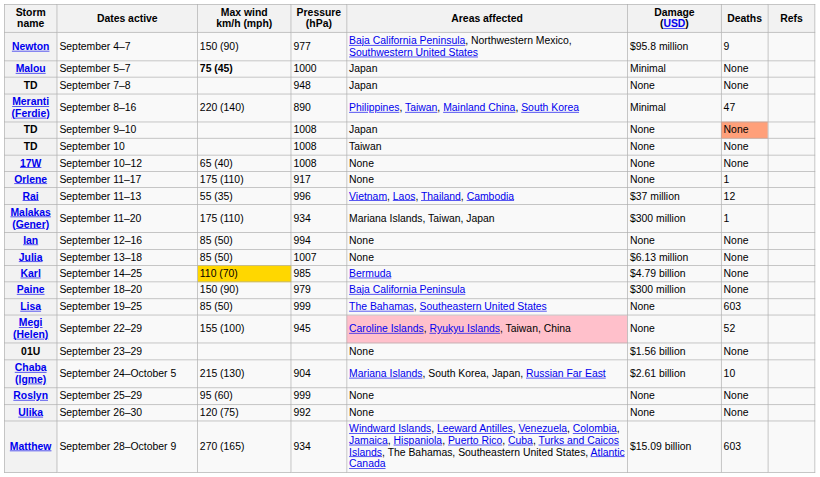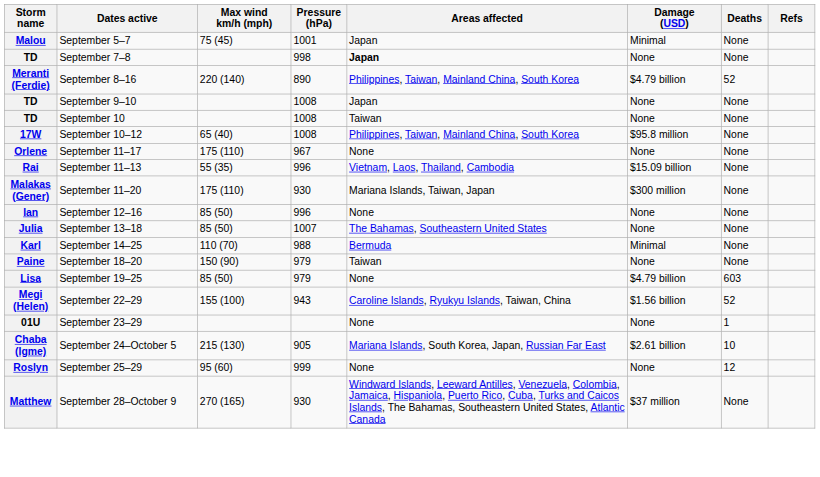- row: (31, 46)
(216, 69) bold -> (216, 40) normal
(305, 69) 1000 -> (305, 40) 1001
(302, 85) 948 -> (302, 57) 998
(363, 85) normal -> (364, 57) bold
(648, 107) Minimal -> (658, 79) $4.79 billion
(729, 107) 47 -> (729, 79) 52
(736, 130) lightsalmon background -> (736, 102) no background
(362, 163) None -> (464, 135) Philippines, Taiwan, Mainland China, South Korea
(642, 163) None -> (659, 135) $95.8 million
(302, 179) 917 -> (302, 151) 967
(726, 179) 1 -> (736, 151) None
(655, 196) $37 million -> (661, 168) $15.09 billion
(729, 196) 12 -> (736, 168) None
(302, 218) 934 -> (302, 190) 930
(726, 218) 1 -> (736, 190) None
(302, 240) 994 -> (302, 212) 996
(362, 257) None -> (448, 229) The Bahamas, Southeastern United States
(659, 257) $6.13 million -> (642, 229) None
(219, 273) gold background -> (219, 245) no background
(302, 273) 985 -> (302, 245) 988
(658, 273) $4.79 billion -> (648, 245) Minimal
(407, 290) Baja California Peninsula -> (365, 262) Taiwan
(658, 290) $300 million -> (642, 262) None
(302, 306) 999 -> (302, 278) 979
(448, 306) The Bahamas, Southeastern United States -> (362, 278) None
(642, 306) None -> (658, 278) $4.79 billion
(302, 329) 945 -> (302, 301) 943
(460, 329) pink background -> (460, 301) no background
(642, 329) None -> (658, 301) $1.56 billion
(658, 351) $1.56 billion -> (642, 323) None
(736, 351) None -> (726, 323) 1
(302, 373) 904 -> (302, 345) 905
(736, 396) None -> (729, 368) 12
- row: (31, 412)
(302, 446) 934 -> (302, 402) 930
(661, 446) $15.09 billion -> (655, 402) $37 million
(732, 446) 603 -> (736, 402) None
